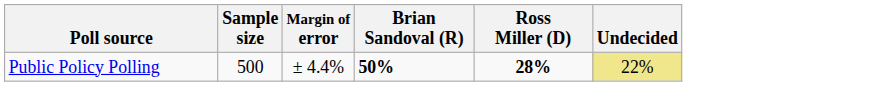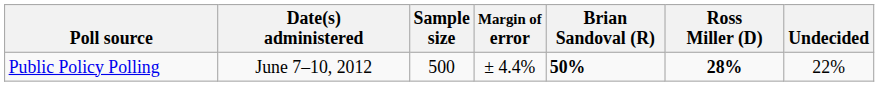+ column: (314, 28)
(637, 66) khaki background -> (829, 66) no background
